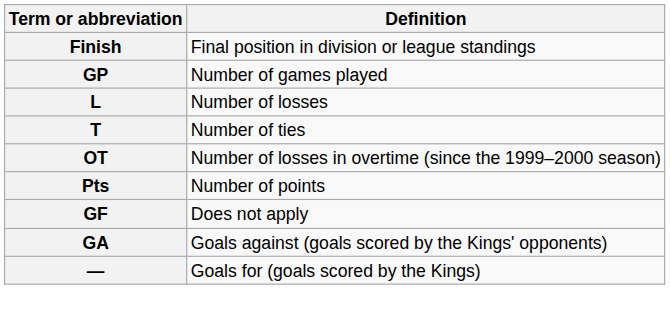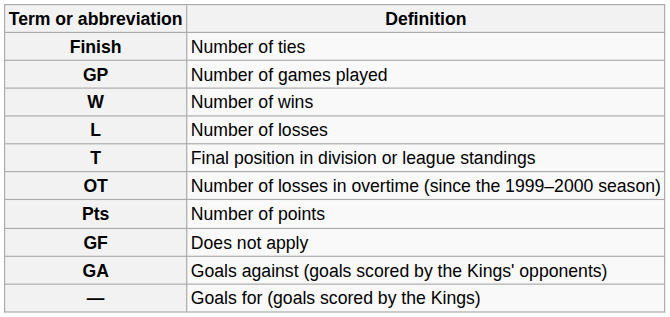(363, 47) Final position in division or league standings -> (248, 47) Number of ties
+ row: (96, 102)
(248, 130) Number of ties -> (363, 158) Final position in division or league standings
